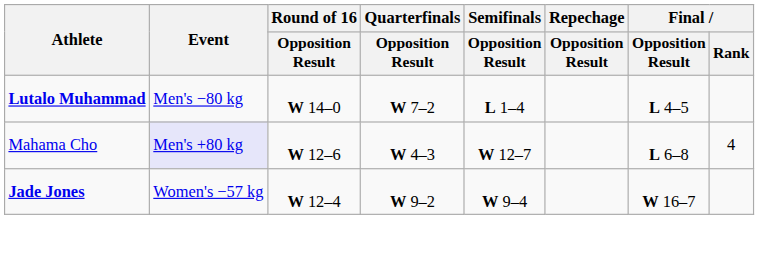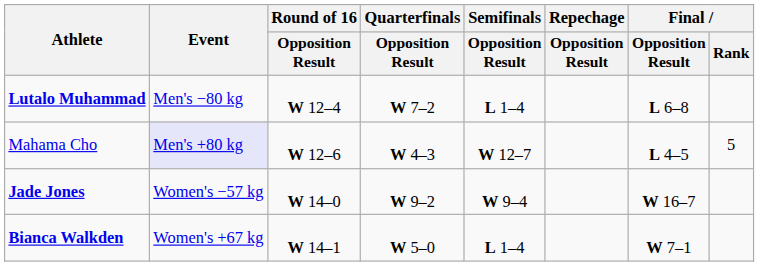(314, 108) W 14–0 -> (314, 108) W 12–4
(669, 108) L 4–5 -> (669, 108) L 6–8
(669, 155) L 6–8 -> (669, 155) L 4–5
(731, 145) 4 -> (731, 145) 5
(314, 201) W 12–4 -> (314, 201) W 14–0
+ row: (66, 238)
